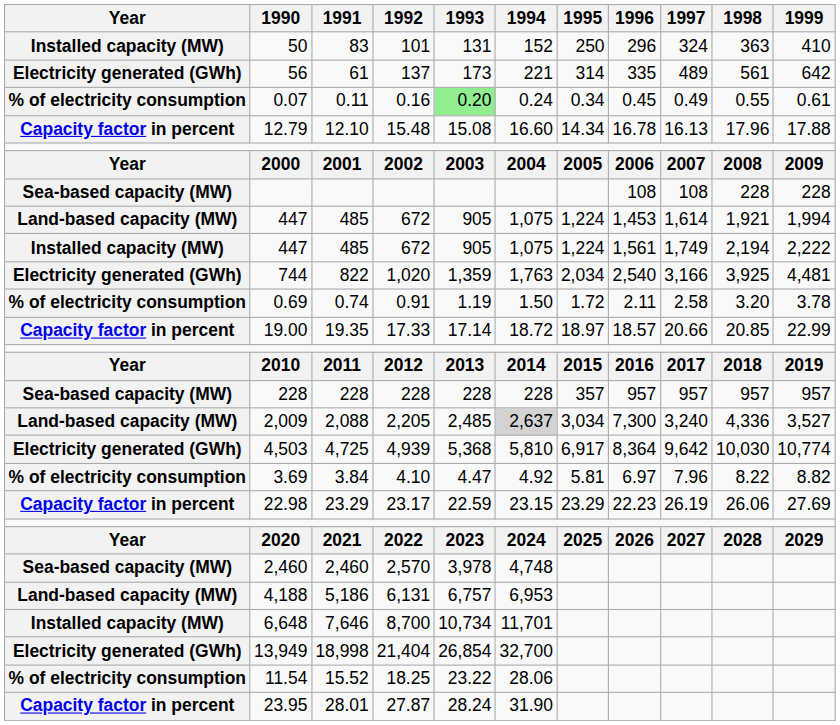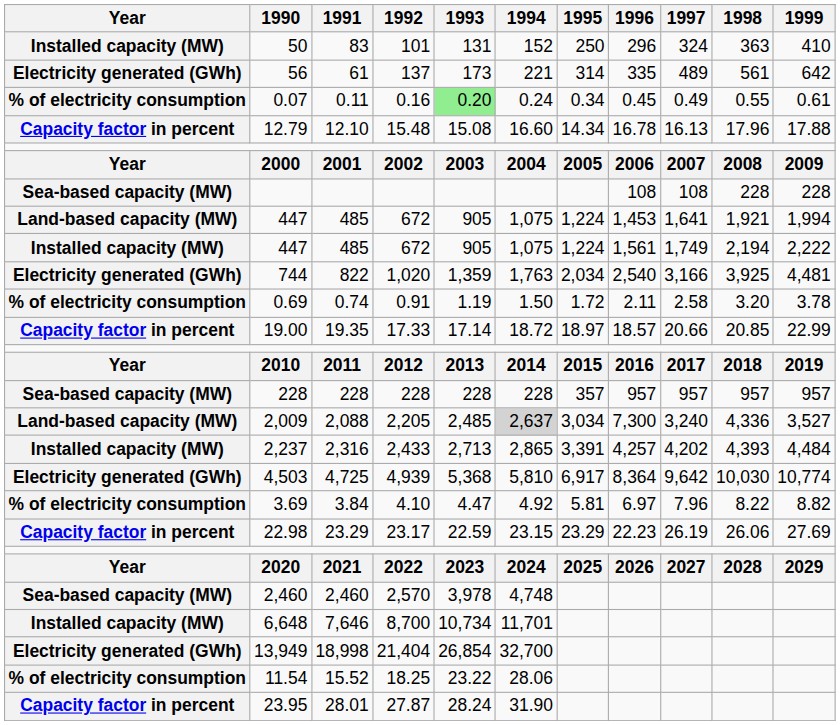(686, 219) 1,614 -> (686, 219) 1,641
+ row: (127, 449)
- row: (127, 595)
